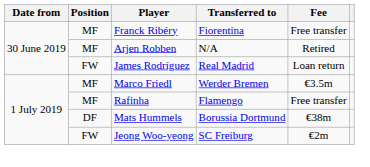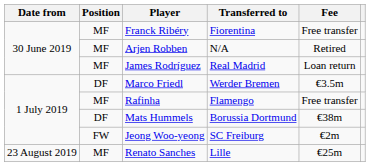(90, 65) FW -> (101, 65) MF
(90, 83) MF -> (101, 83) DF
+ row: (160, 153)
